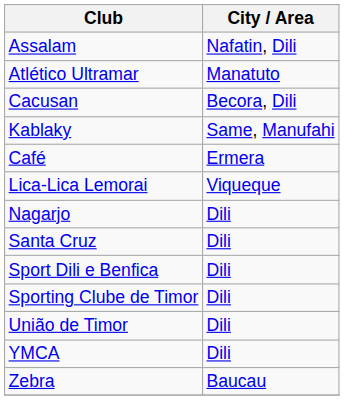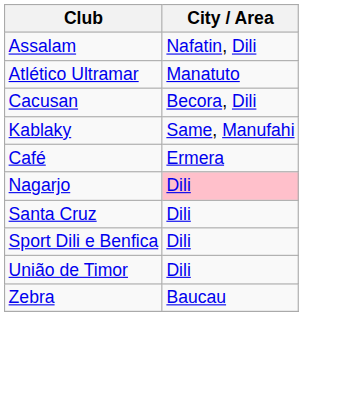- row: (78, 185)
(219, 213) no background -> (179, 185) pink background
- row: (103, 297)
- row: (34, 353)
